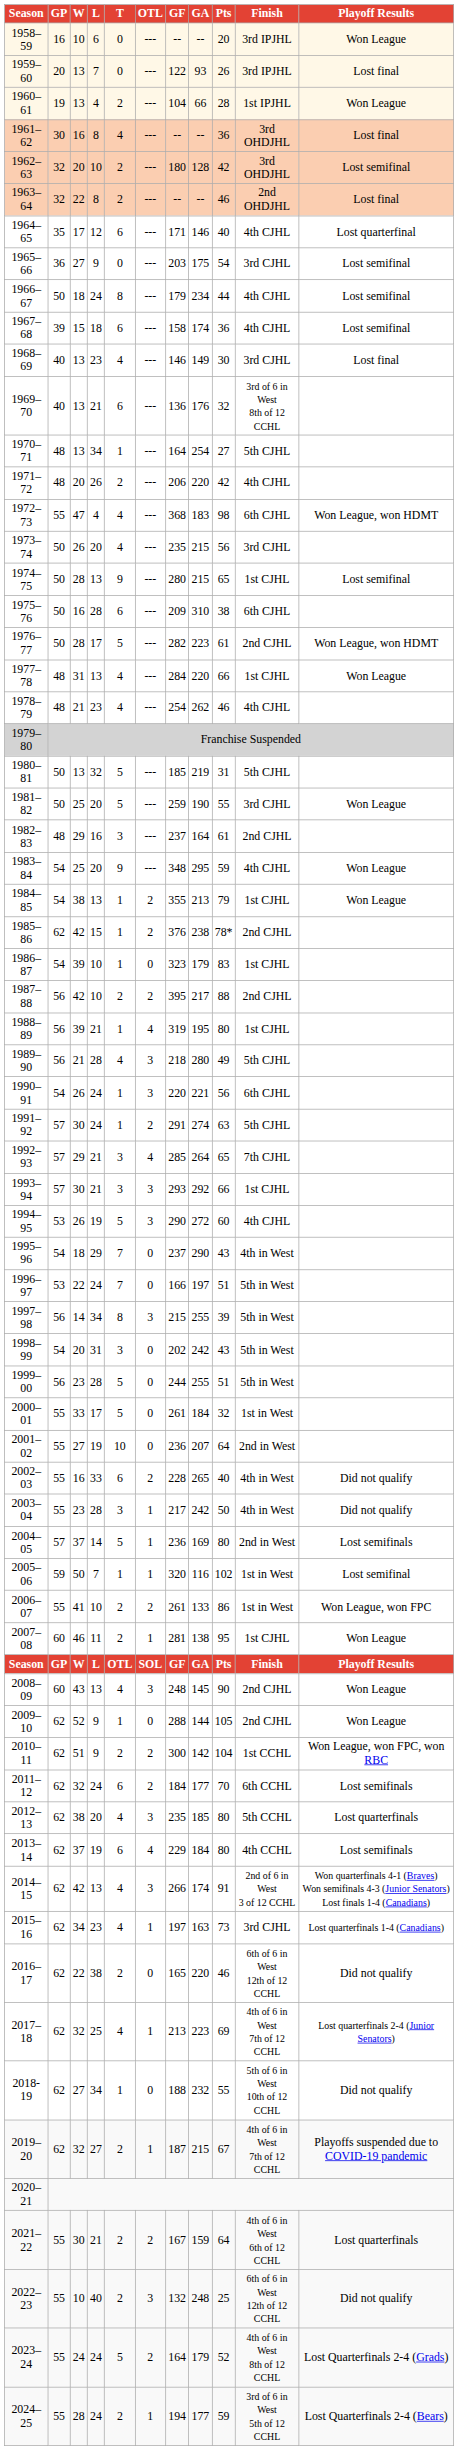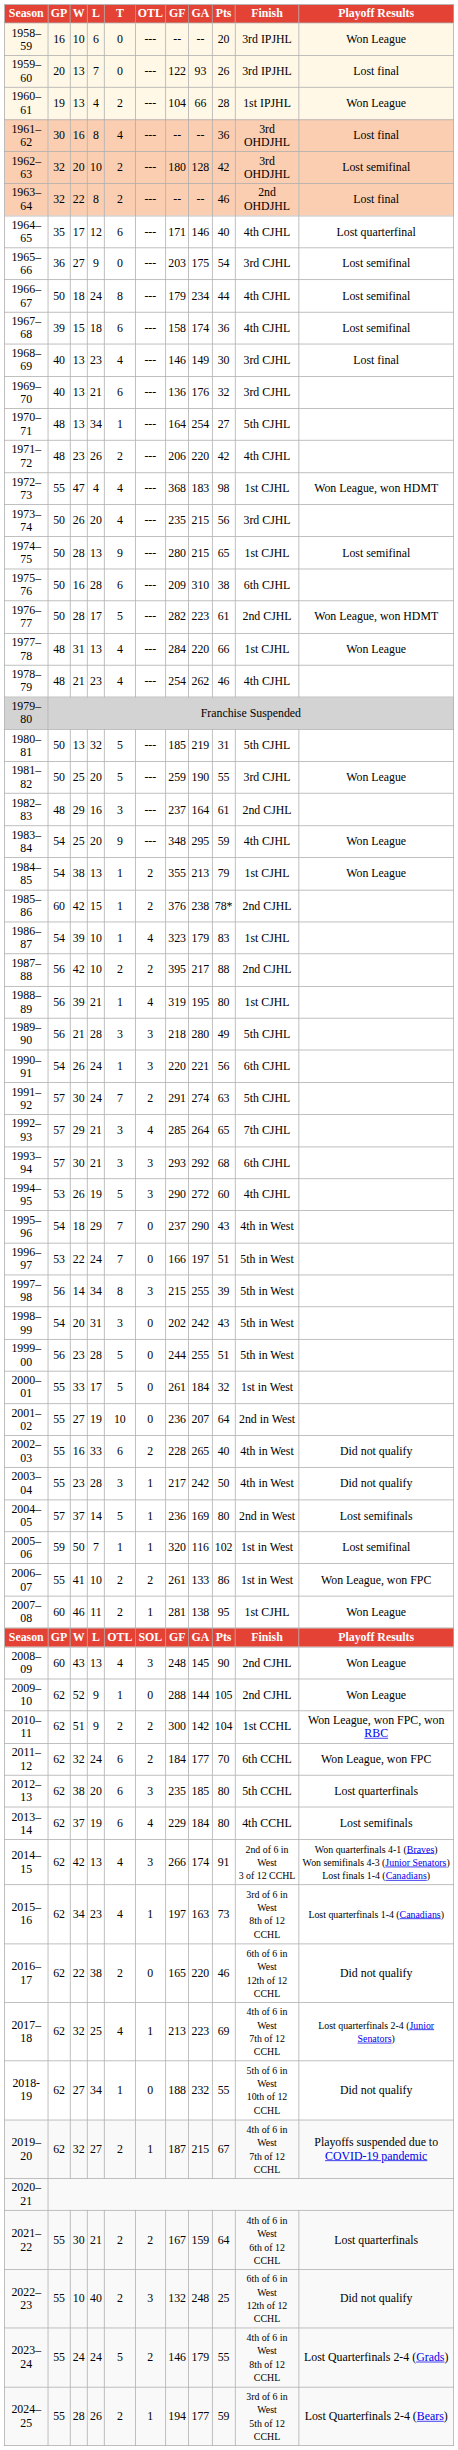(267, 406) 3rd of 6 in West 8th of 12 CCHL -> (267, 392) 3rd CJHL
(79, 483) 20 -> (79, 456) 23
(267, 515) 6th CJHL -> (267, 488) 1st CJHL
(59, 932) 62 -> (59, 905) 60
(150, 964) 0 -> (150, 938) 4
(120, 1060) 4 -> (120, 1034) 3
(120, 1125) 1 -> (120, 1098) 7
(224, 1189) 66 -> (224, 1162) 68
(267, 1189) 1st CJHL -> (267, 1162) 6th CJHL
(376, 1785) Lost semifinals -> (376, 1759) Won League, won FPC
(120, 1818) 4 -> (120, 1791) 6
(267, 1927) 3rd CJHL -> (267, 1915) 3rd of 6 in West 8th of 12 CCHL
(177, 2357) 164 -> (177, 2357) 146
(224, 2357) 52 -> (224, 2357) 55
(96, 2416) 24 -> (96, 2416) 26
